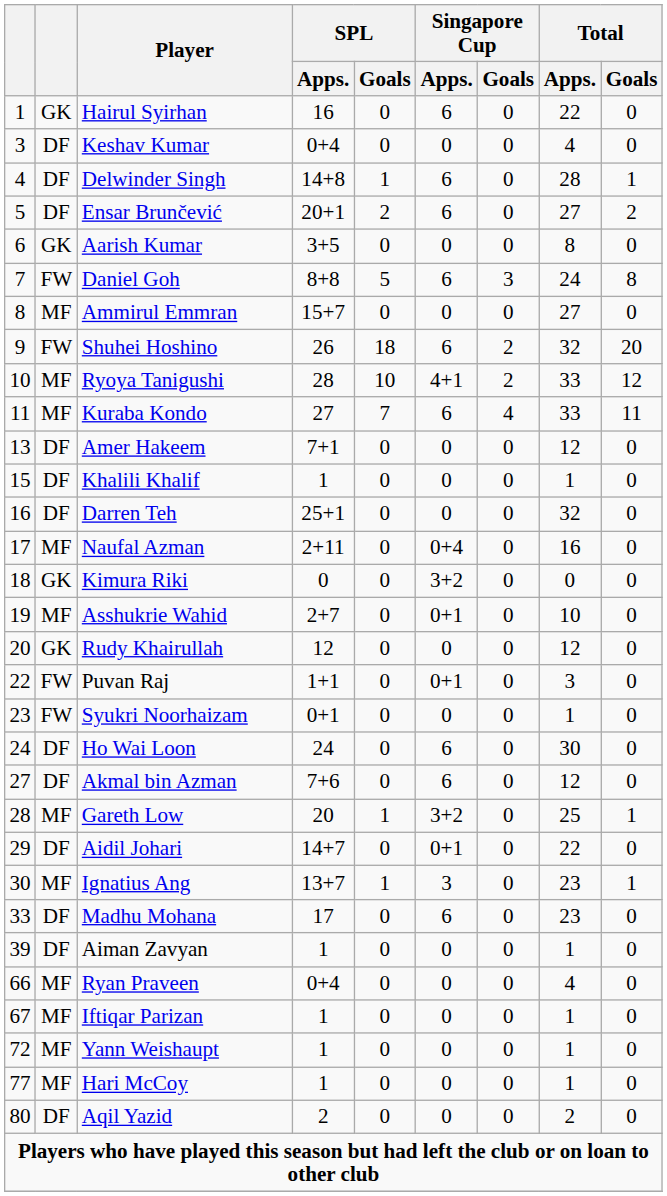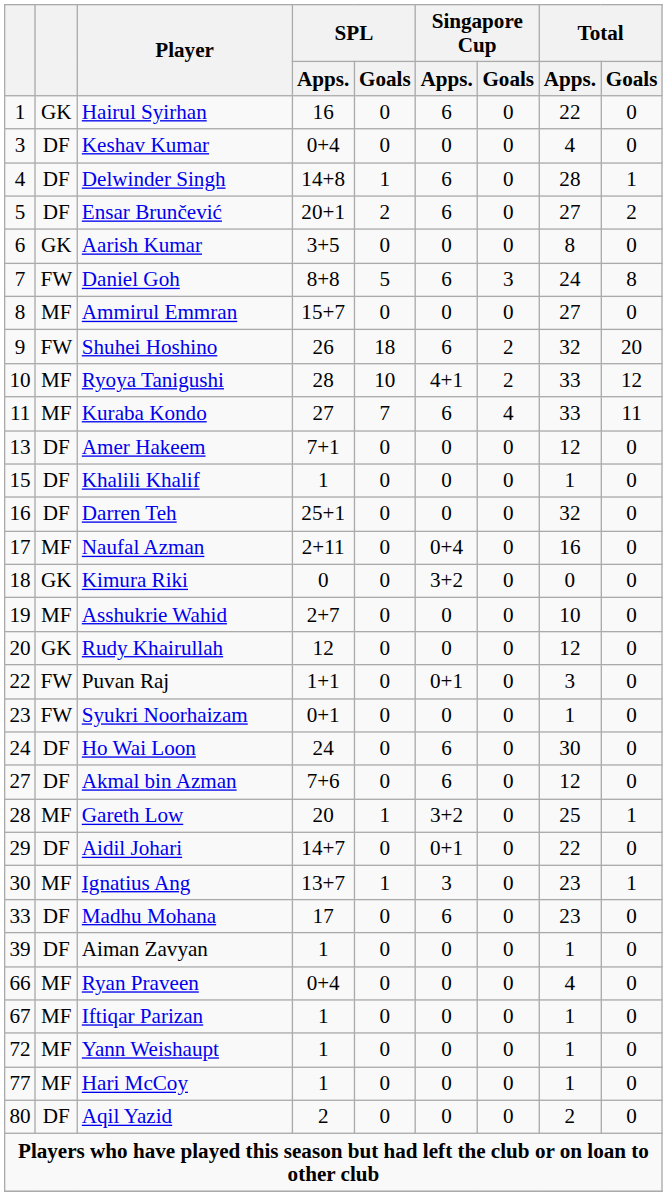(447, 614) 0+1 -> (447, 614) 0
